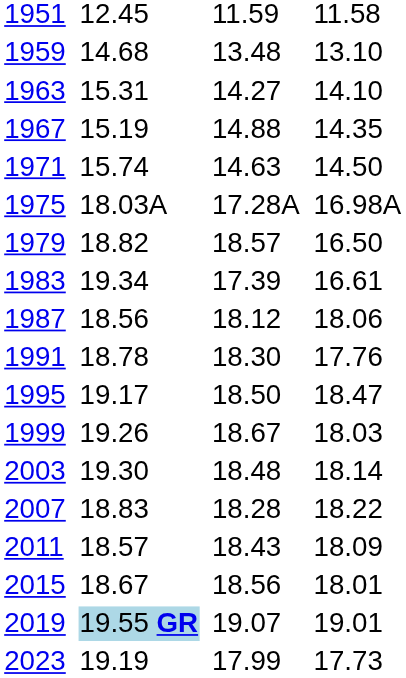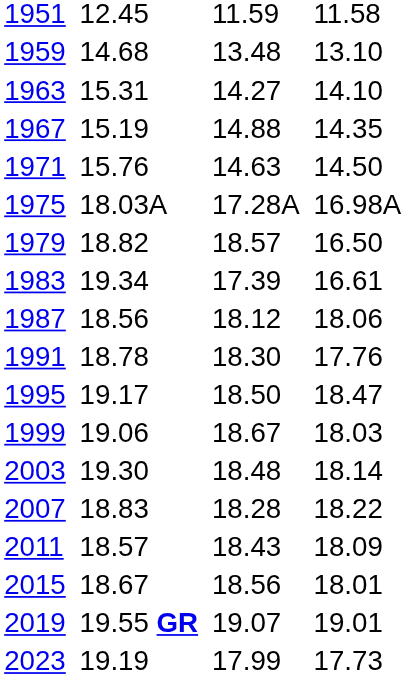(114, 166) 15.74 -> (114, 166) 15.76
(114, 433) 19.26 -> (114, 433) 19.06
(139, 623) lightblue background -> (139, 623) no background
